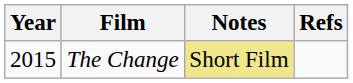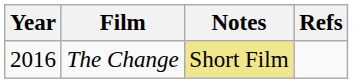(33, 59) 2015 -> (33, 59) 2016
